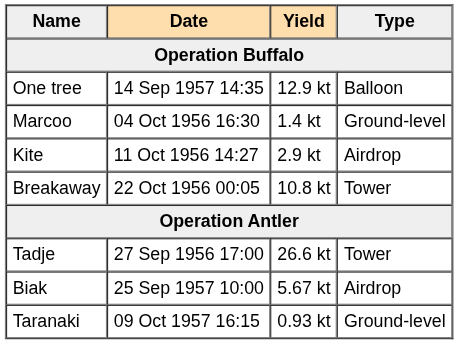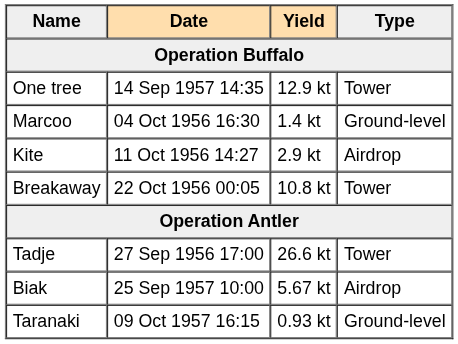(374, 88) Balloon -> (368, 88) Tower
